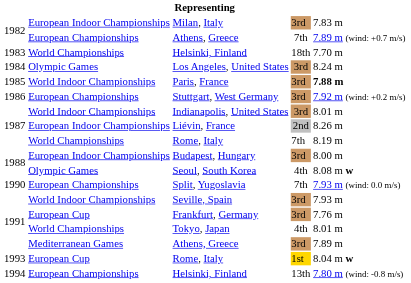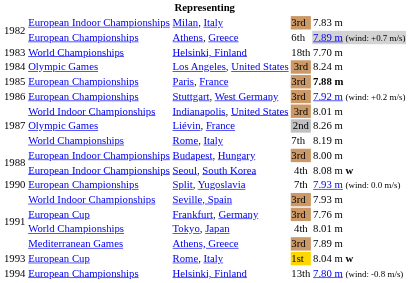(301, 37) 7th -> (298, 37) 6th
(359, 37) no background -> (359, 37) lightgrey background
(92, 81) World Indoor Championships -> (83, 81) European Championships
(99, 126) European Indoor Championships -> (63, 126) Olympic Games
(63, 170) Olympic Games -> (99, 170) European Indoor Championships
